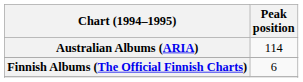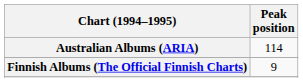(274, 67) 6 -> (274, 67) 9
